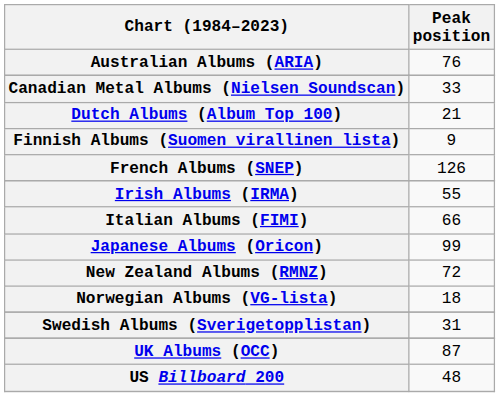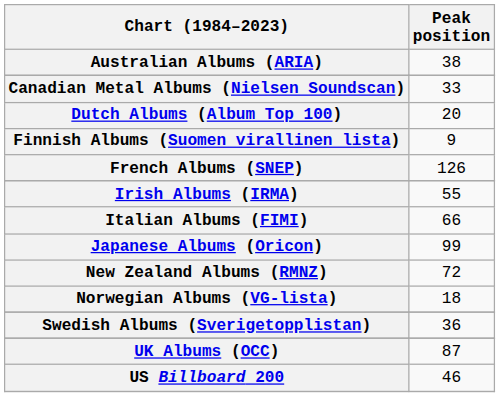(451, 63) 76 -> (451, 63) 38
(451, 115) 21 -> (451, 115) 20
(451, 325) 31 -> (451, 325) 36
(451, 378) 48 -> (451, 378) 46
